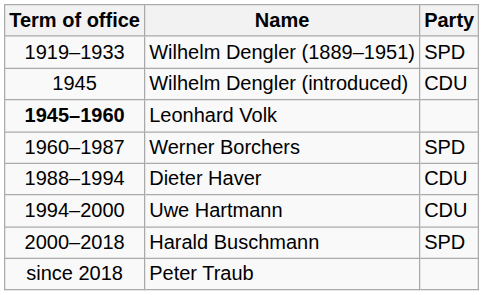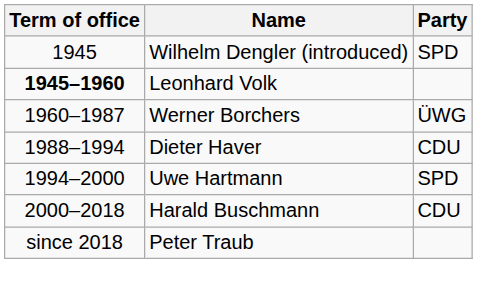- row: (282, 52)
(446, 83) CDU -> (438, 52) SPD
(445, 147) SPD -> (442, 115) ÜWG
(446, 210) CDU -> (438, 178) SPD
(445, 242) SPD -> (439, 210) CDU
